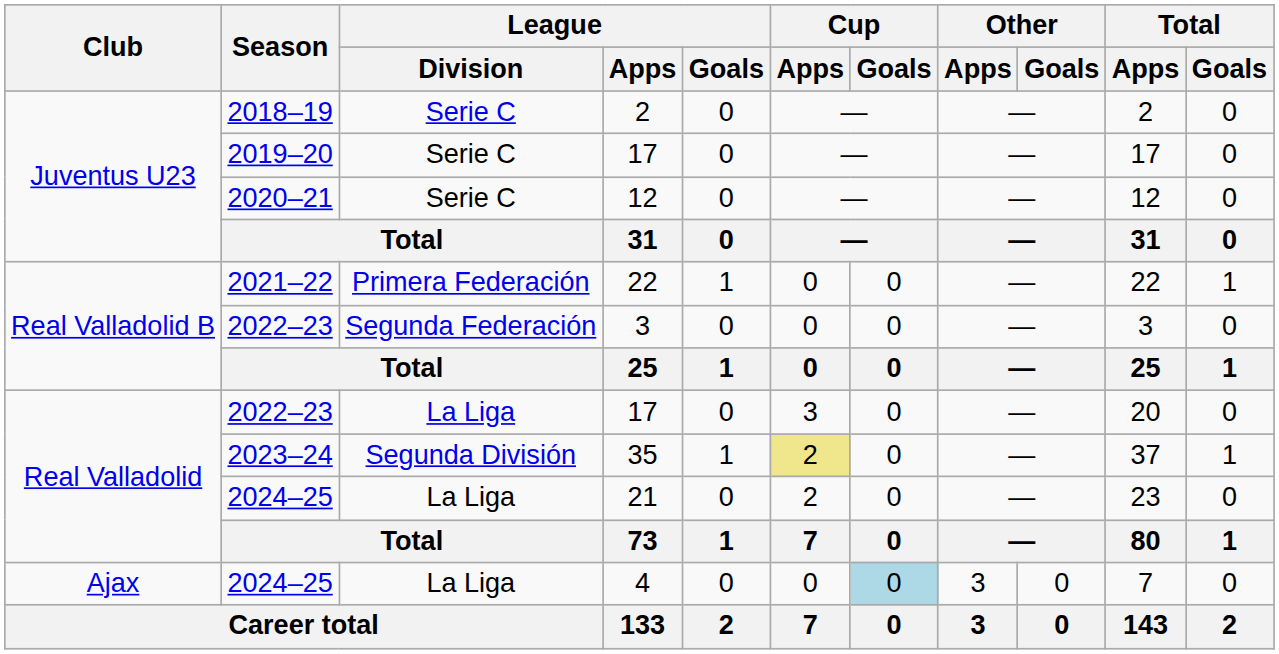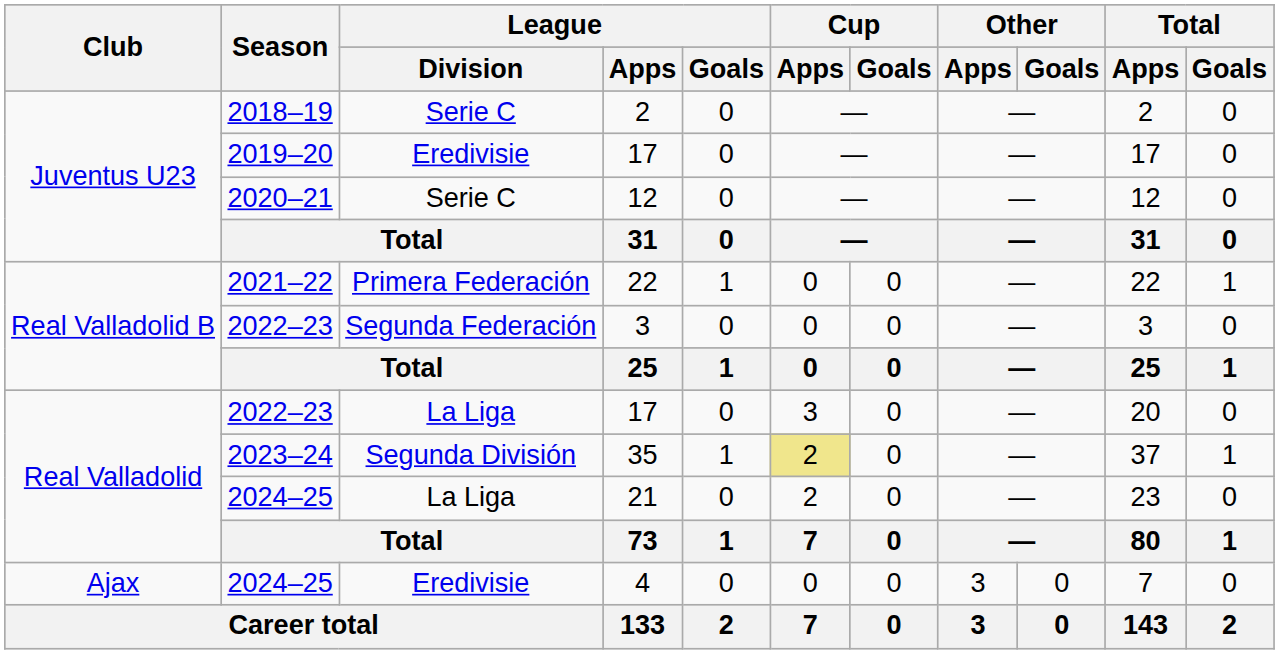(471, 154) Serie C -> (471, 154) Eredivisie
(471, 583) La Liga -> (471, 583) Eredivisie
(894, 583) lightblue background -> (894, 583) no background
